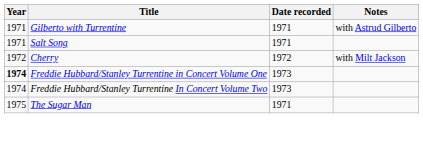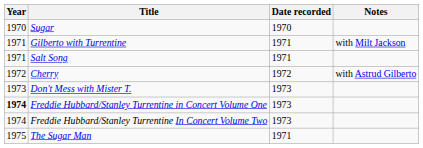+ row: (42, 27)
(376, 27) with Astrud Gilberto -> (370, 43) with Milt Jackson
(370, 58) with Milt Jackson -> (376, 74) with Astrud Gilberto
+ row: (81, 89)
